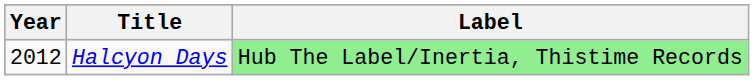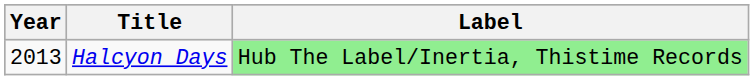(36, 58) 2012 -> (36, 58) 2013
